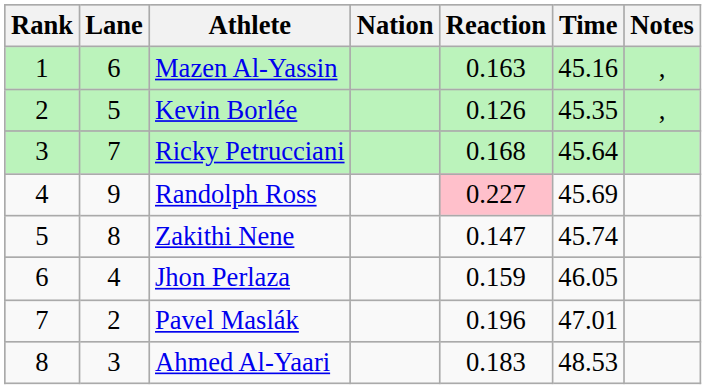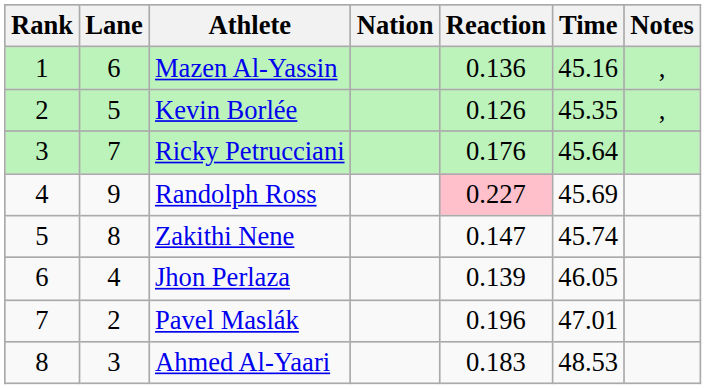(496, 67) 0.163 -> (496, 67) 0.136
(496, 151) 0.168 -> (496, 151) 0.176
(496, 278) 0.159 -> (496, 278) 0.139
